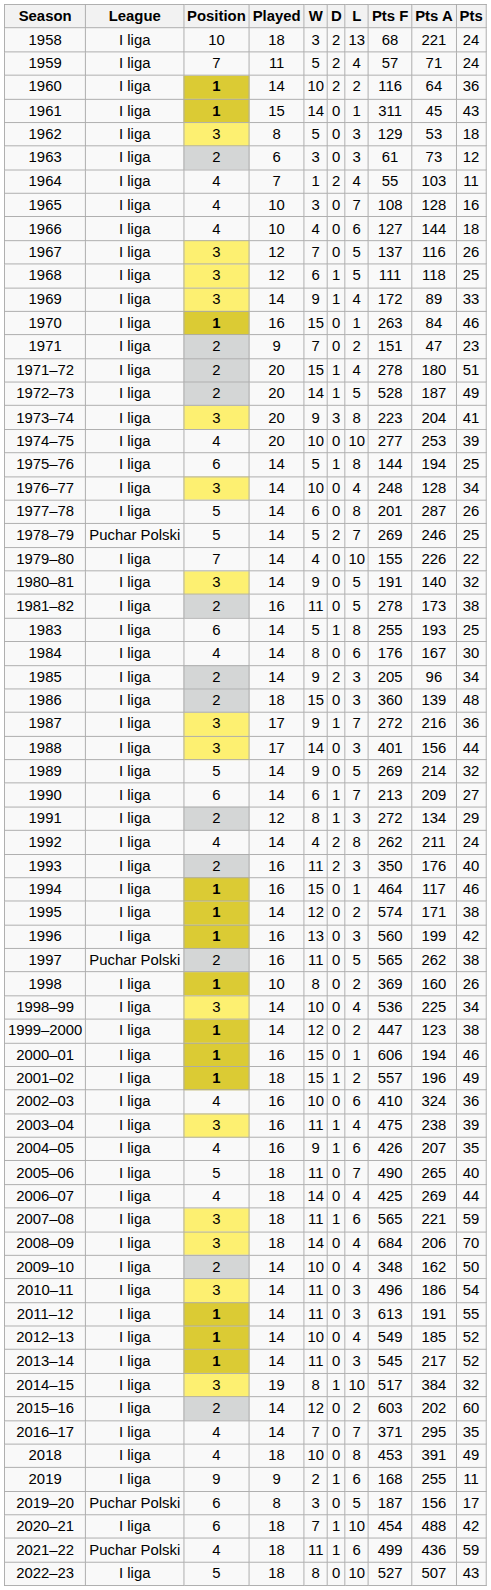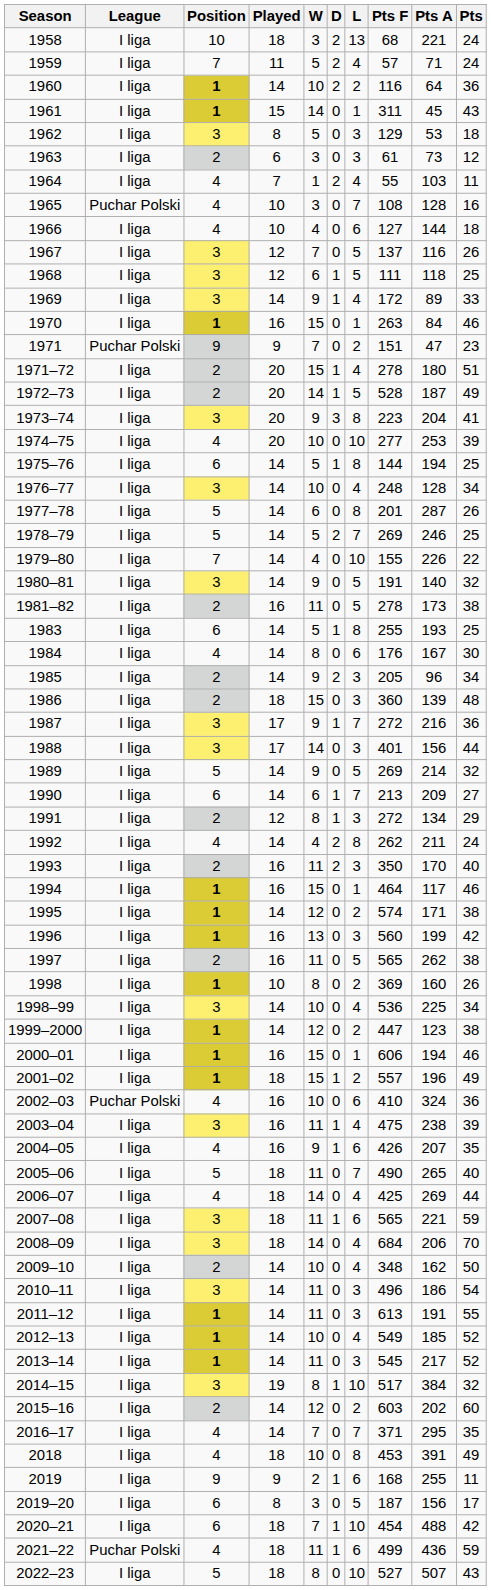(135, 205) I liga -> (135, 205) Puchar Polski
(135, 346) I liga -> (135, 346) Puchar Polski
(216, 346) 2 -> (216, 346) 9
(135, 535) Puchar Polski -> (135, 535) I liga
(434, 865) 176 -> (434, 865) 170
(135, 960) Puchar Polski -> (135, 960) I liga
(135, 1101) I liga -> (135, 1101) Puchar Polski
(135, 1503) Puchar Polski -> (135, 1503) I liga
